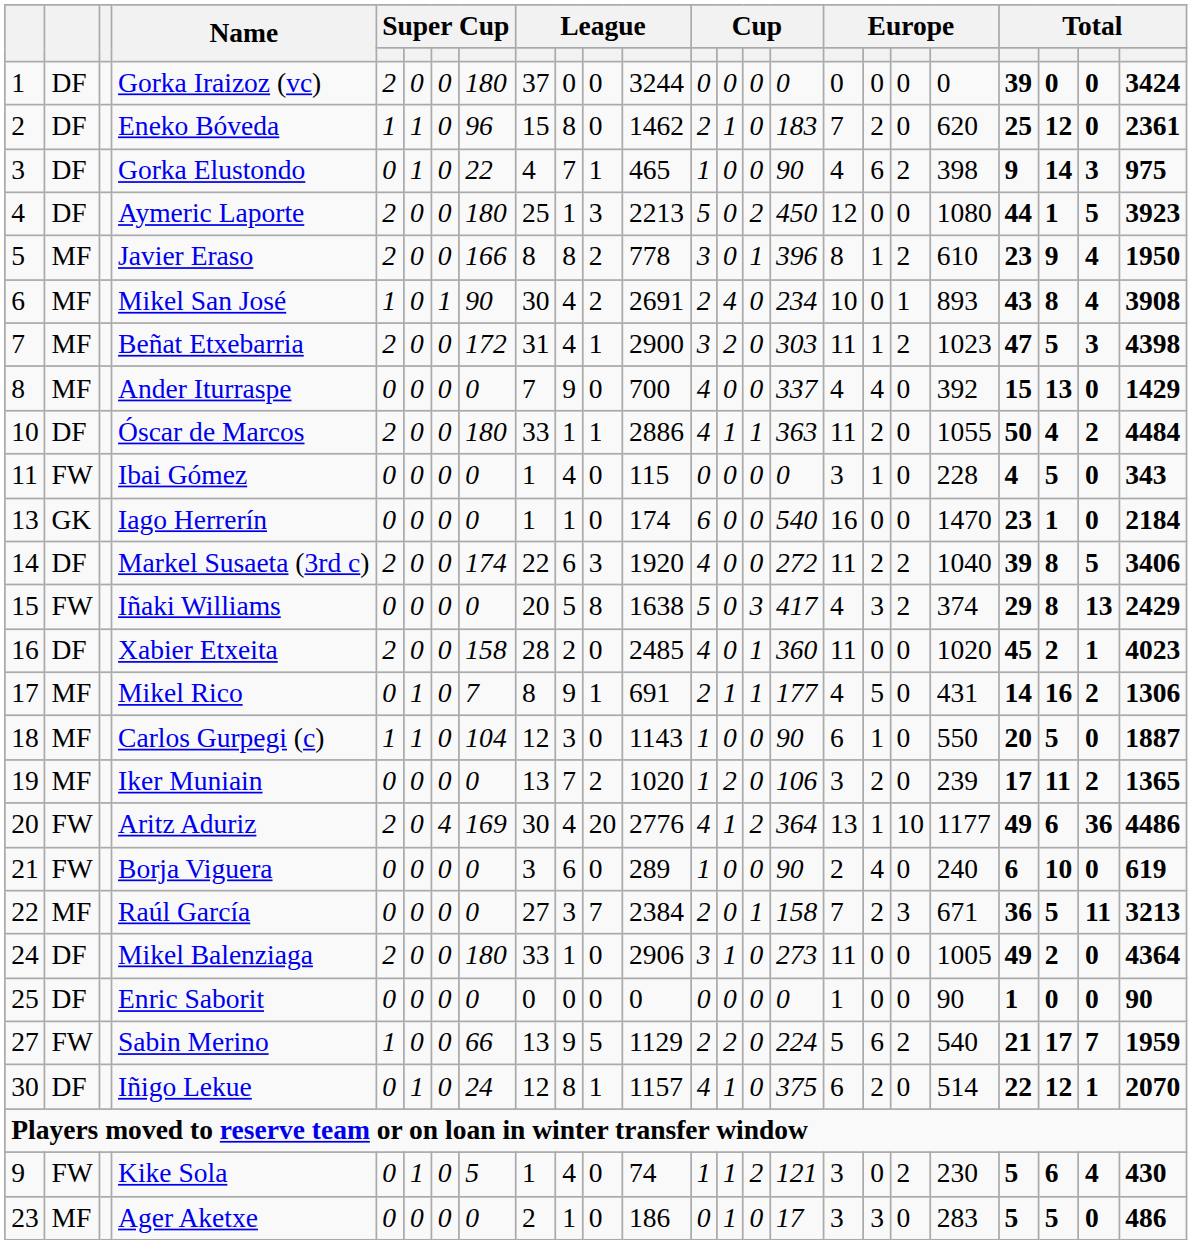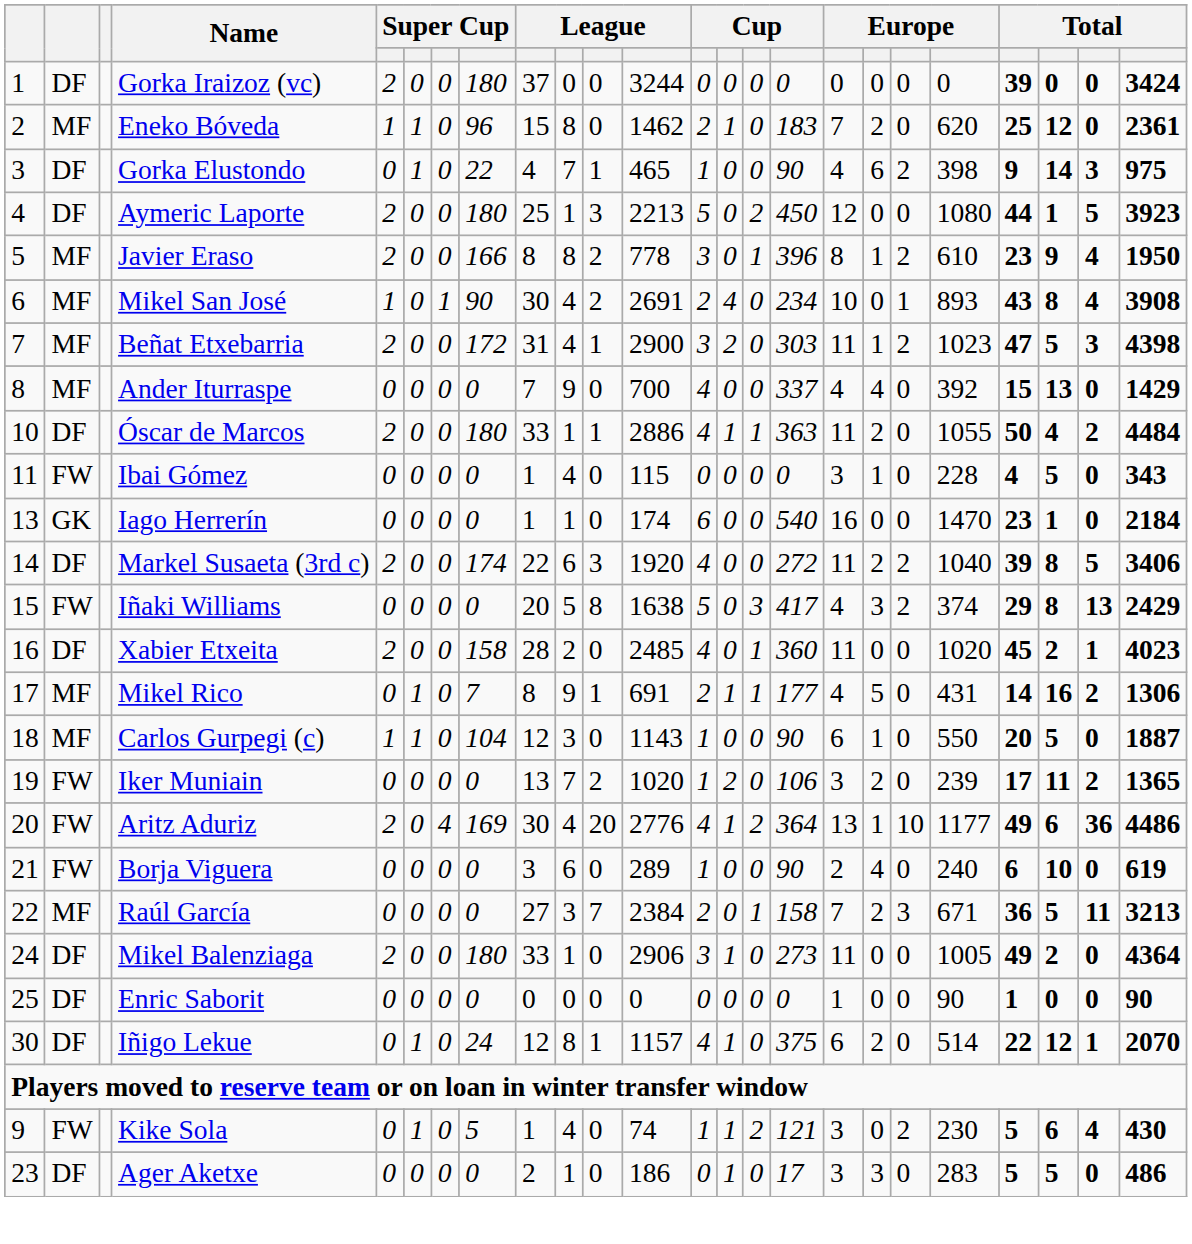(69, 126) DF -> (71, 126) MF
(71, 780) MF -> (72, 780) FW
- row: (193, 1042)
(71, 1217) MF -> (69, 1173) DF
